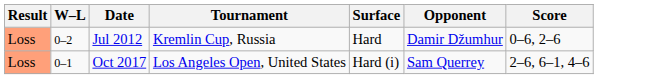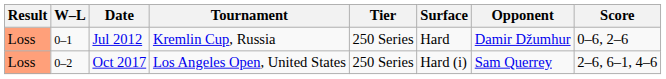+ column: (383, 16)
(63, 40) 0–2 -> (63, 40) 0–1
(63, 63) 0–1 -> (63, 63) 0–2
